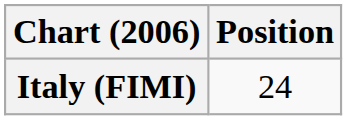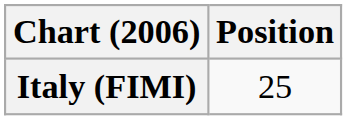(275, 85) 24 -> (275, 85) 25
